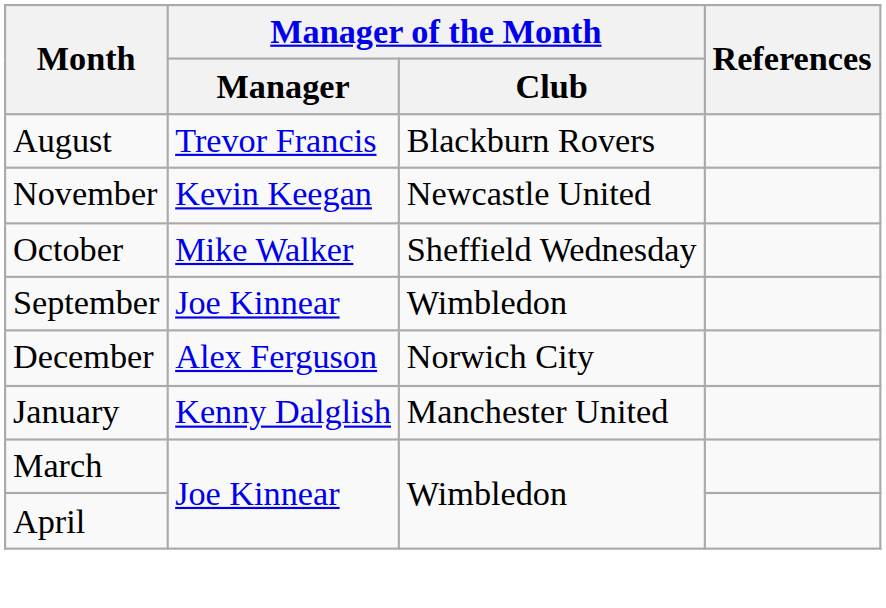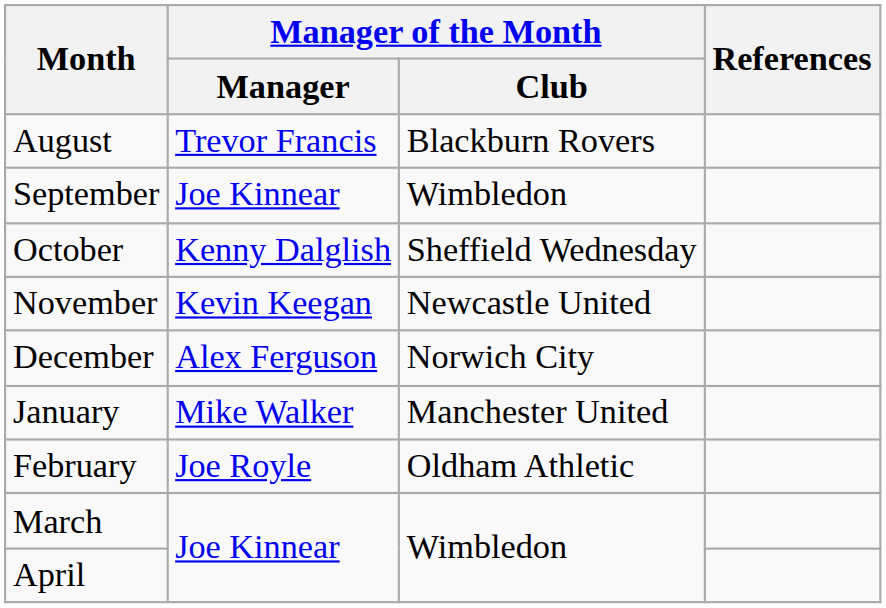rows swapped: (86, 303) <-> (85, 194)
(264, 248) Mike Walker -> (283, 248) Kenny Dalglish
(283, 411) Kenny Dalglish -> (264, 411) Mike Walker
+ row: (75, 466)
